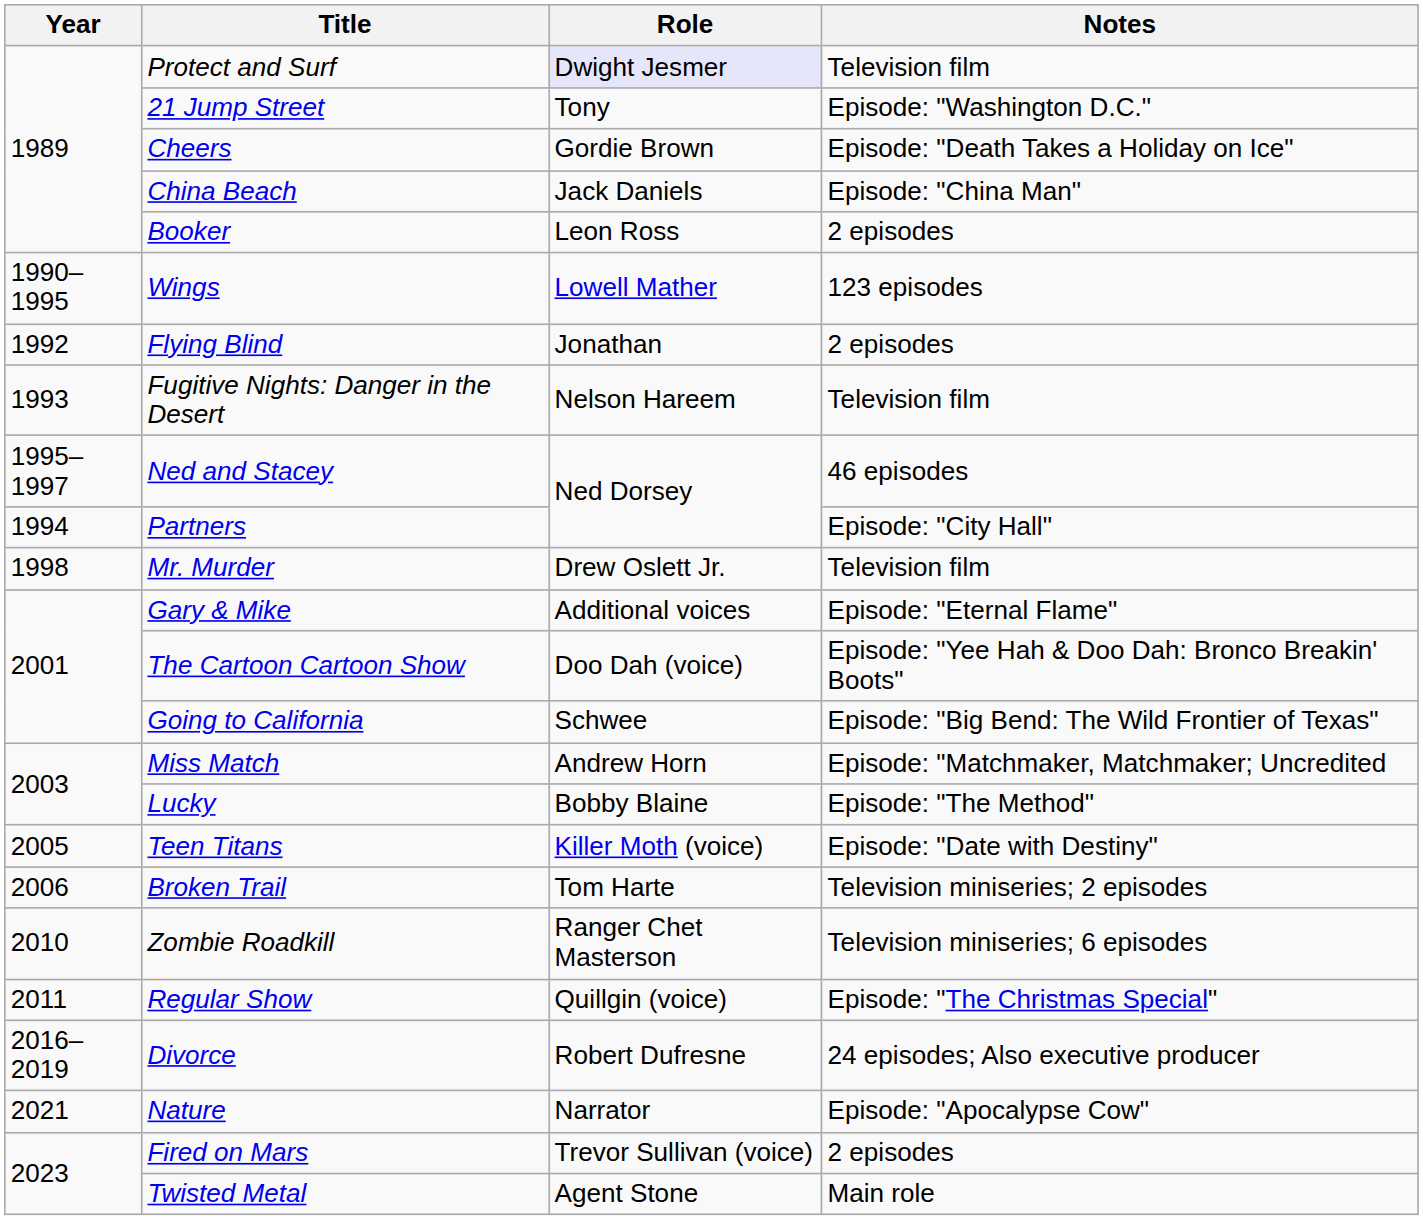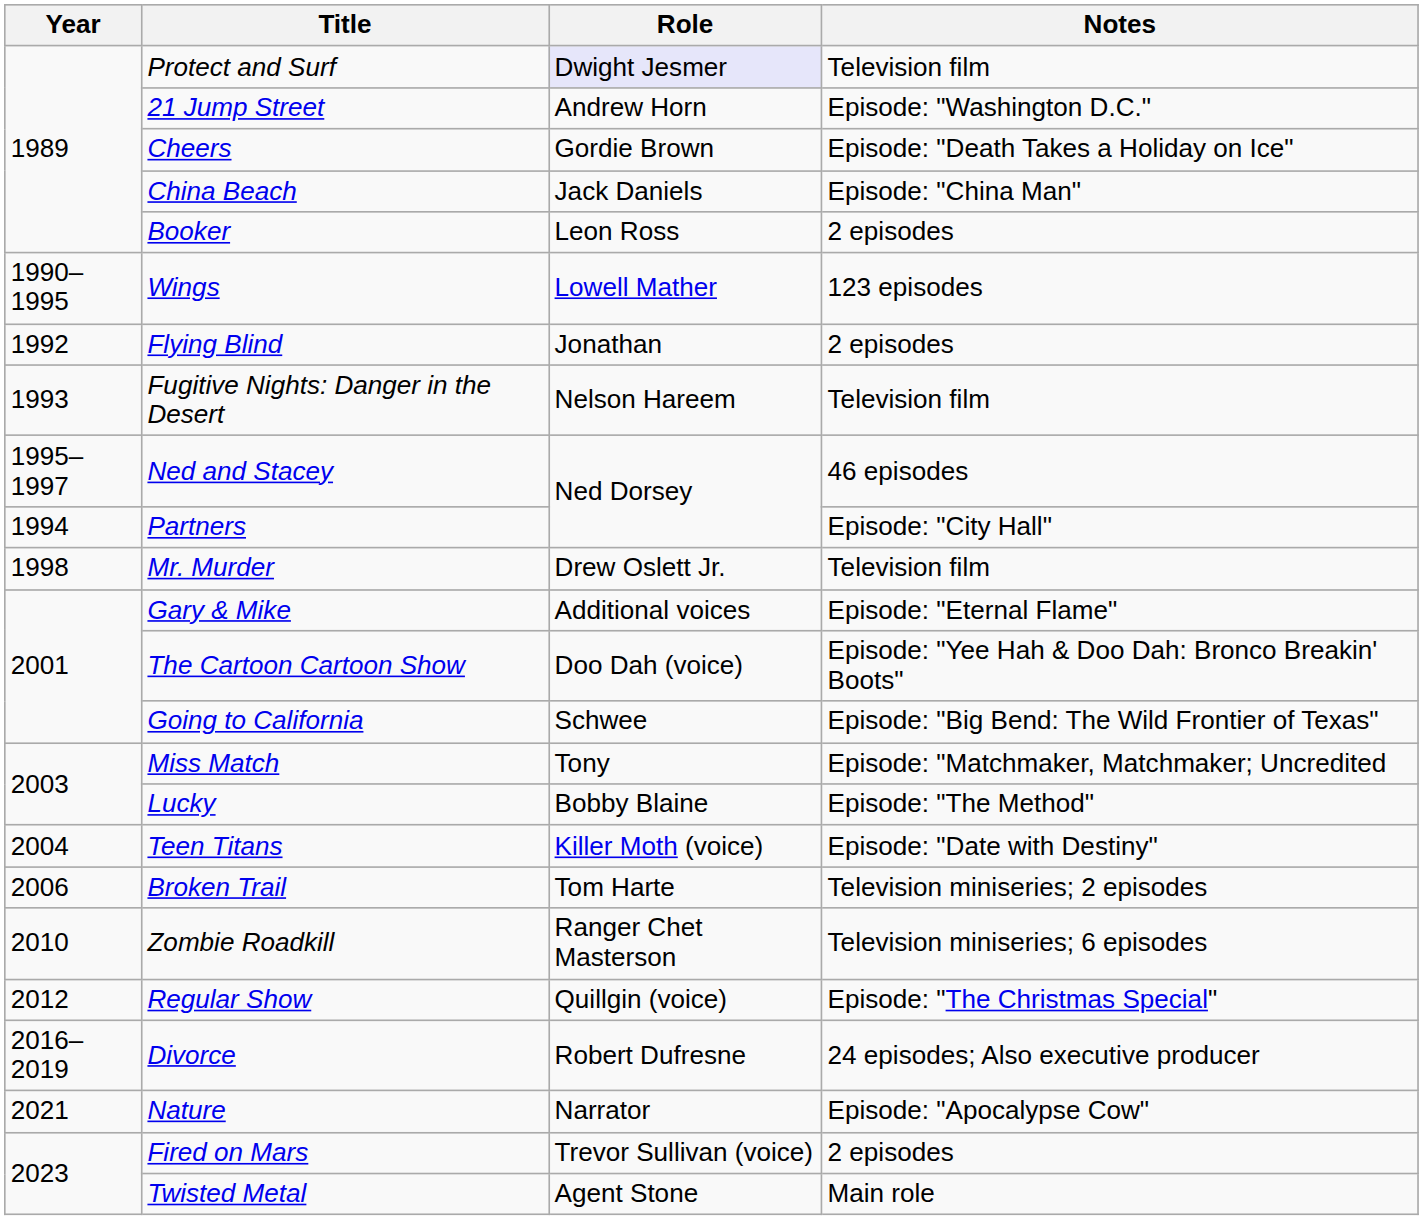(582, 107) Tony -> (631, 107) Andrew Horn
(631, 762) Andrew Horn -> (582, 762) Tony
(40, 845) 2005 -> (40, 845) 2004
(39, 999) 2011 -> (40, 999) 2012
